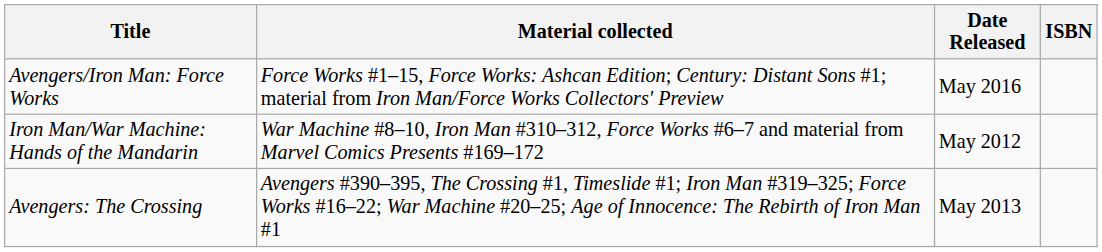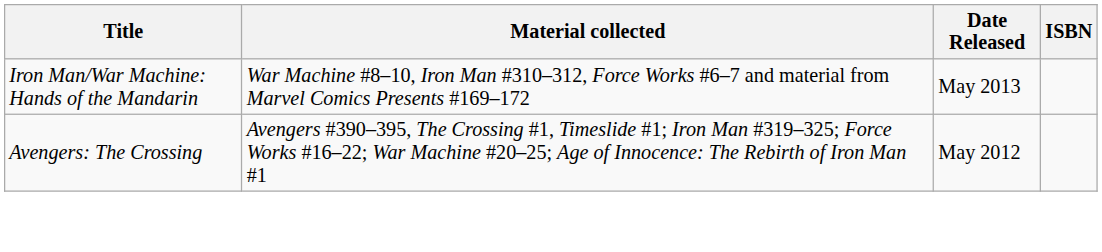- row: (117, 86)
(980, 141) May 2012 -> (979, 86) May 2013
(980, 207) May 2013 -> (979, 152) May 2012
